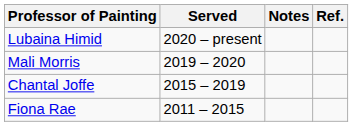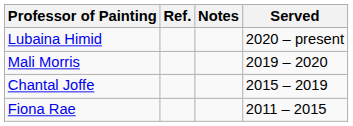columns swapped: (213, 16) <-> (330, 16)
